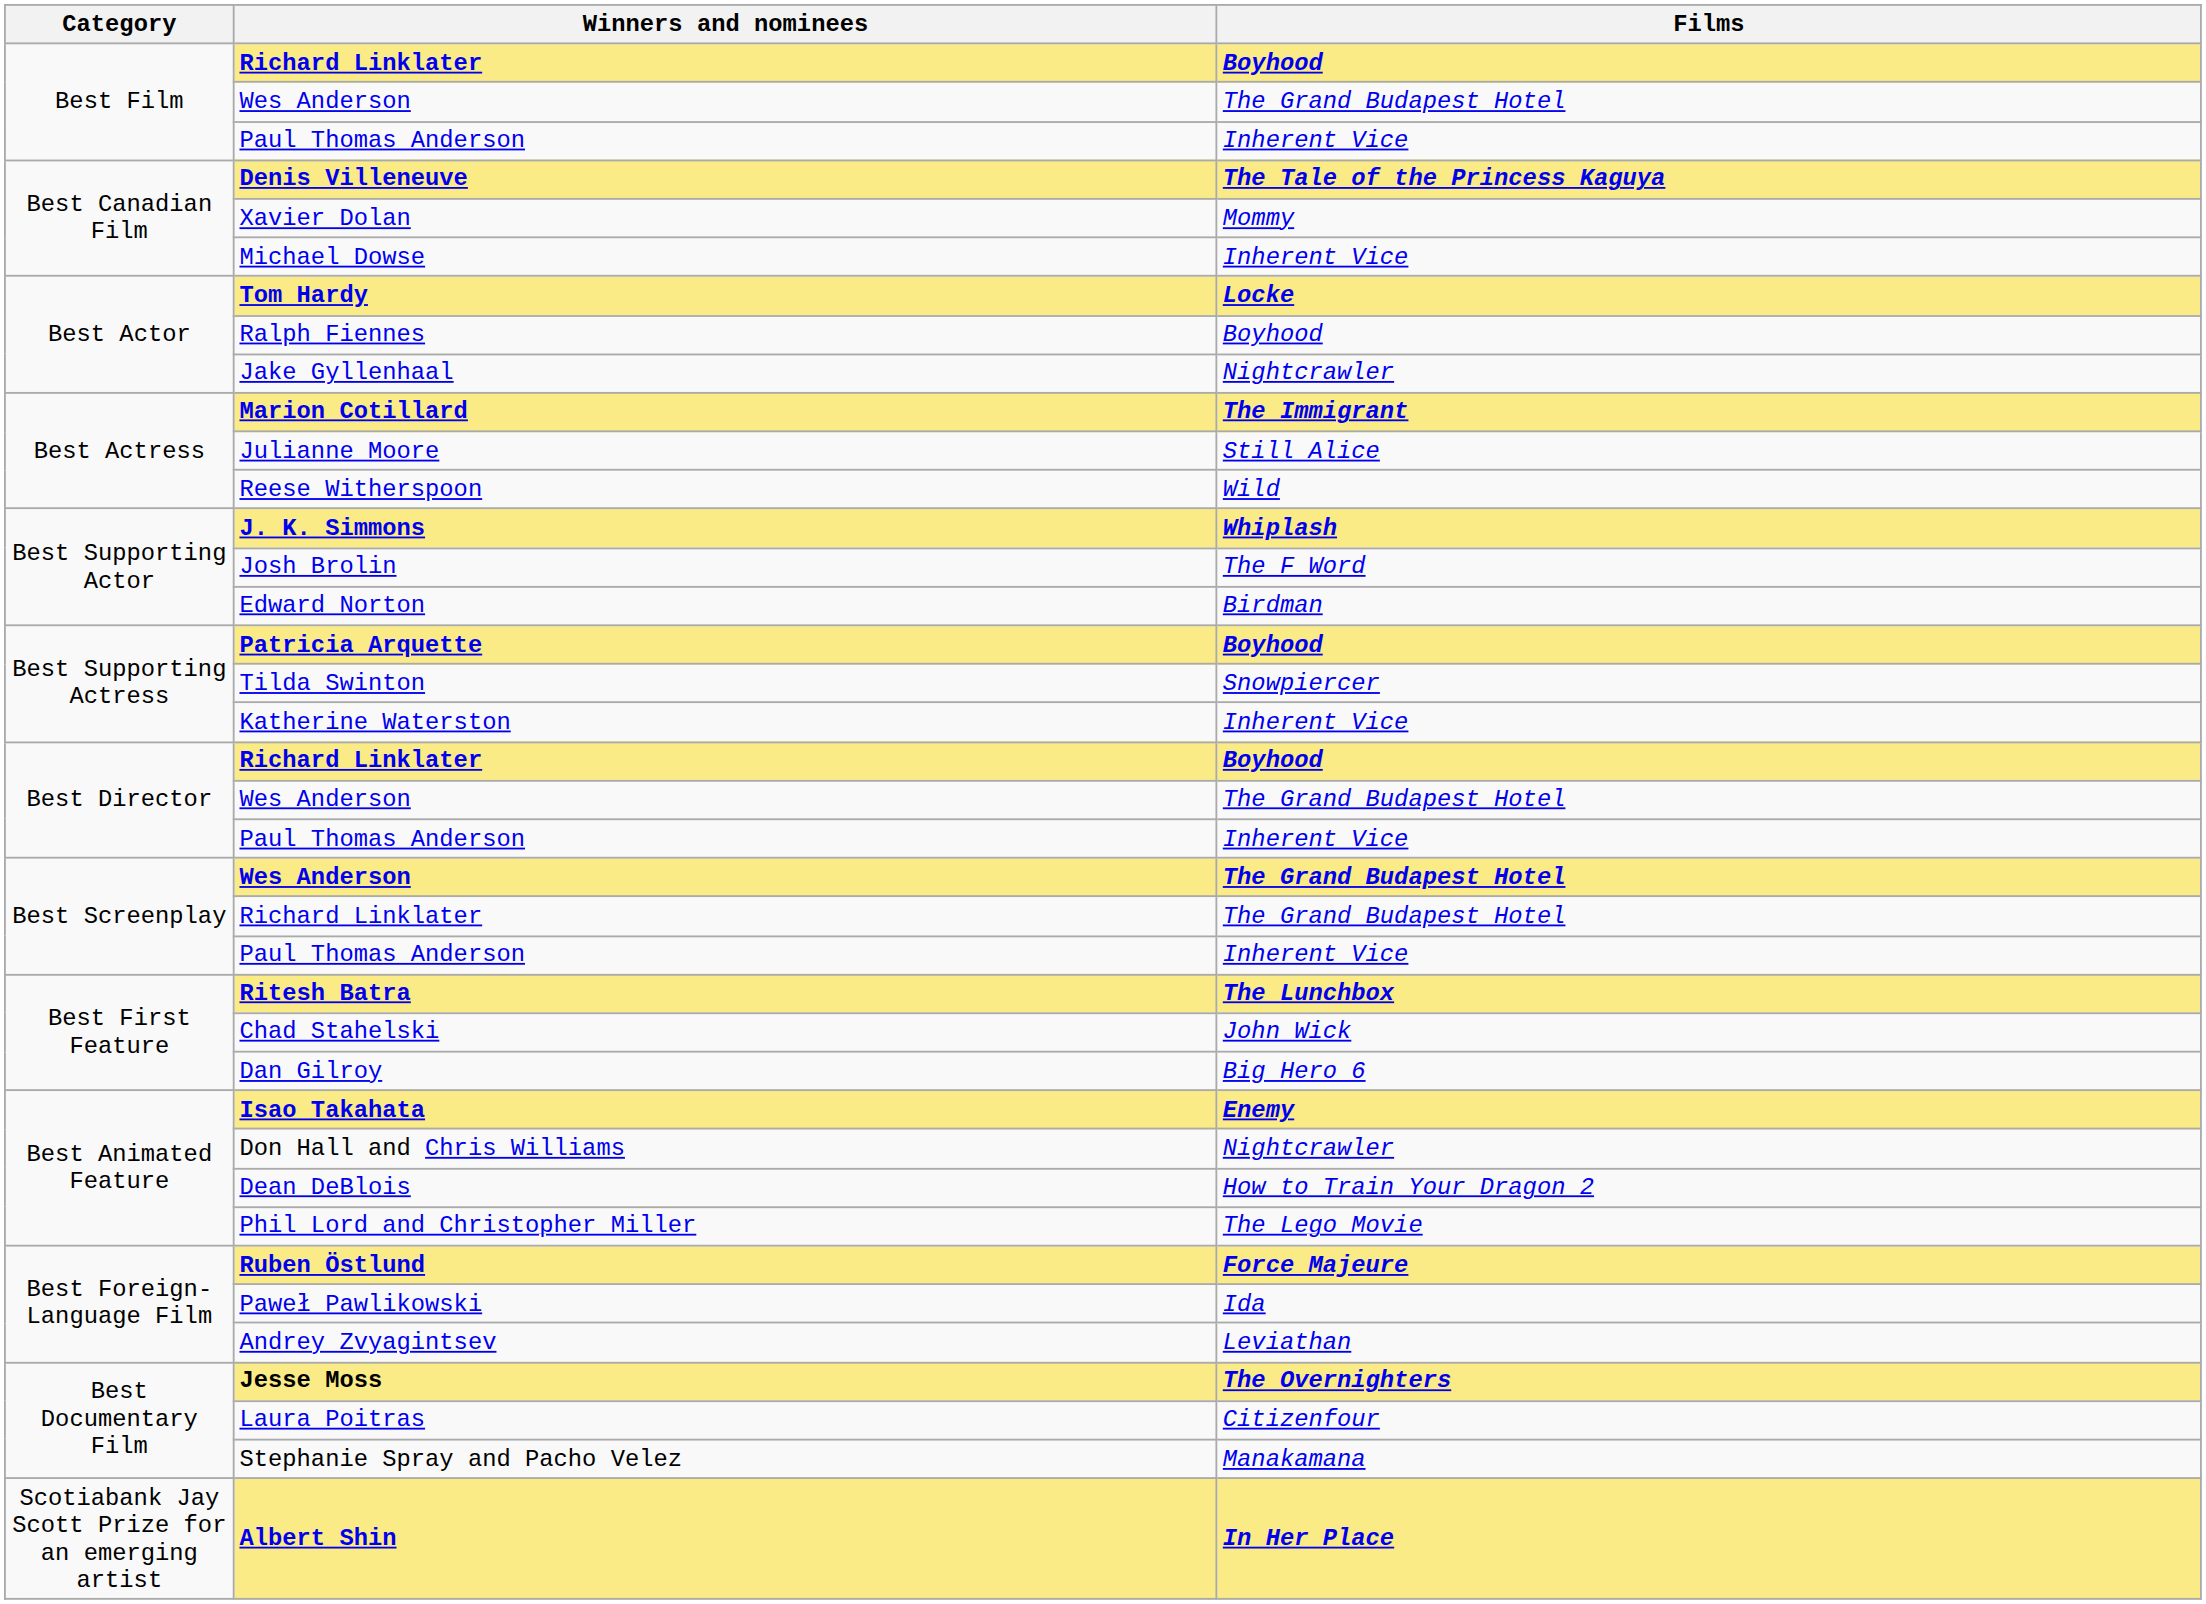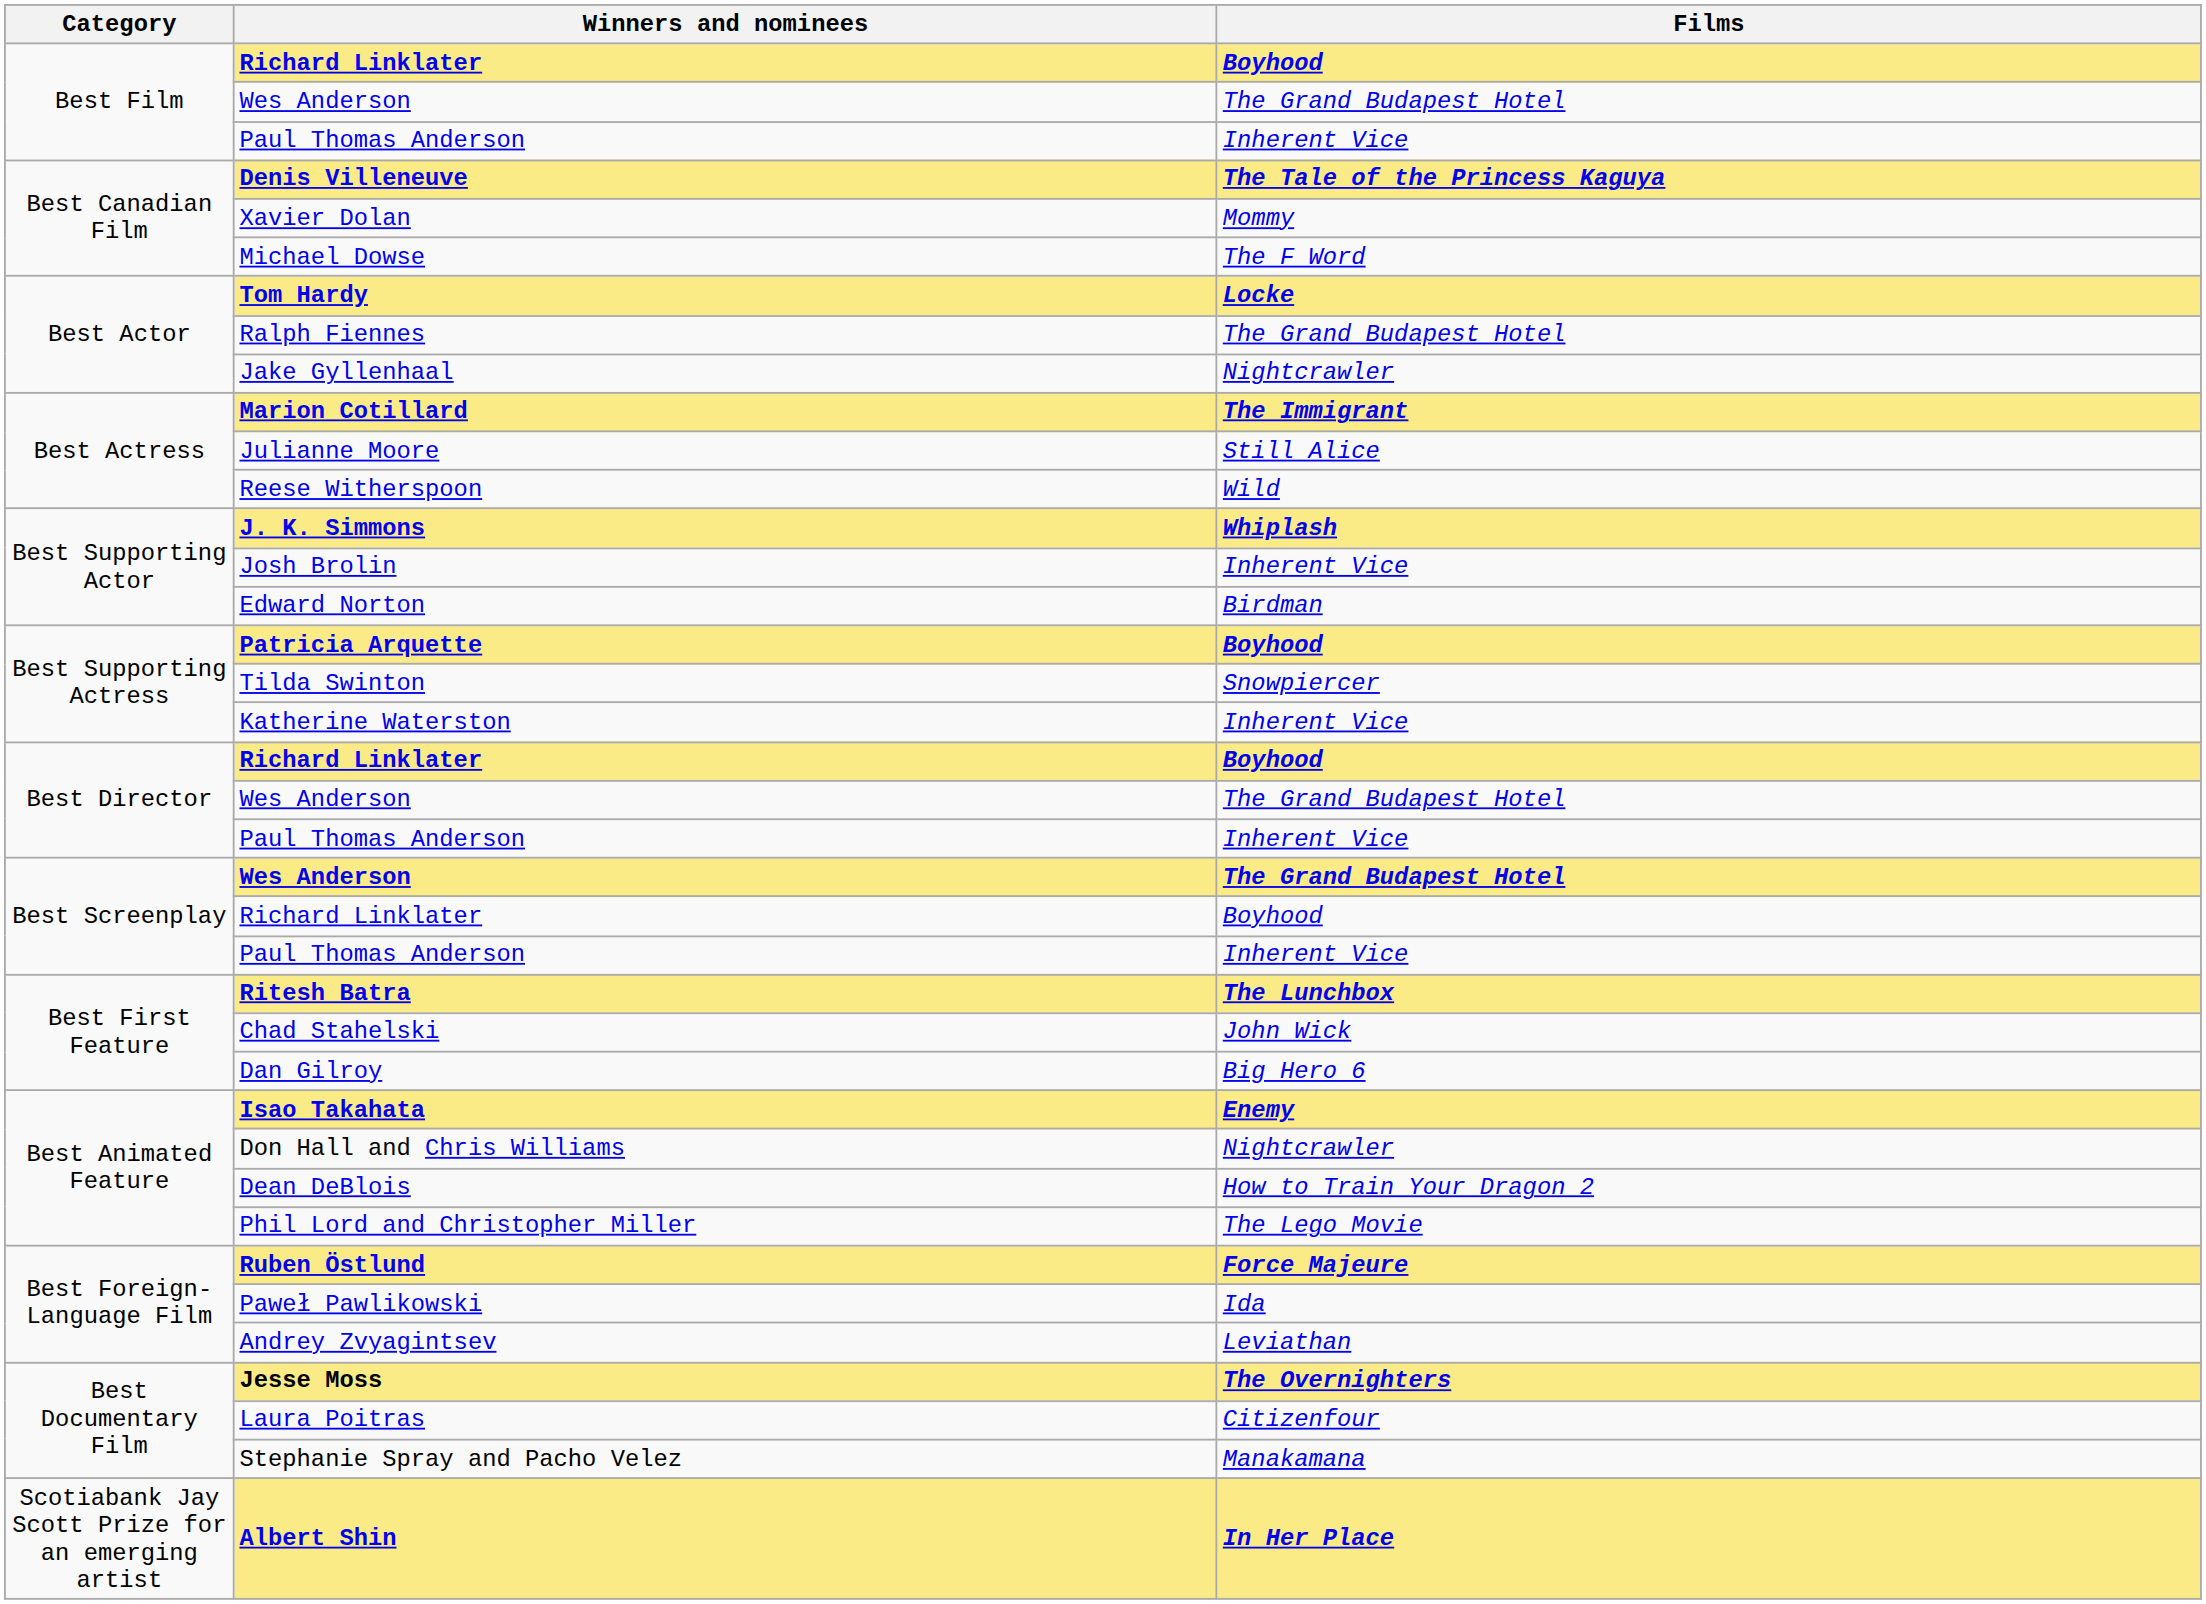(1316, 257) Inherent Vice -> (1294, 257) The F Word
(1273, 334) Boyhood -> (1394, 334) The Grand Budapest Hotel
(1294, 567) The F Word -> (1316, 567) Inherent Vice
(1394, 916) The Grand Budapest Hotel -> (1273, 916) Boyhood
